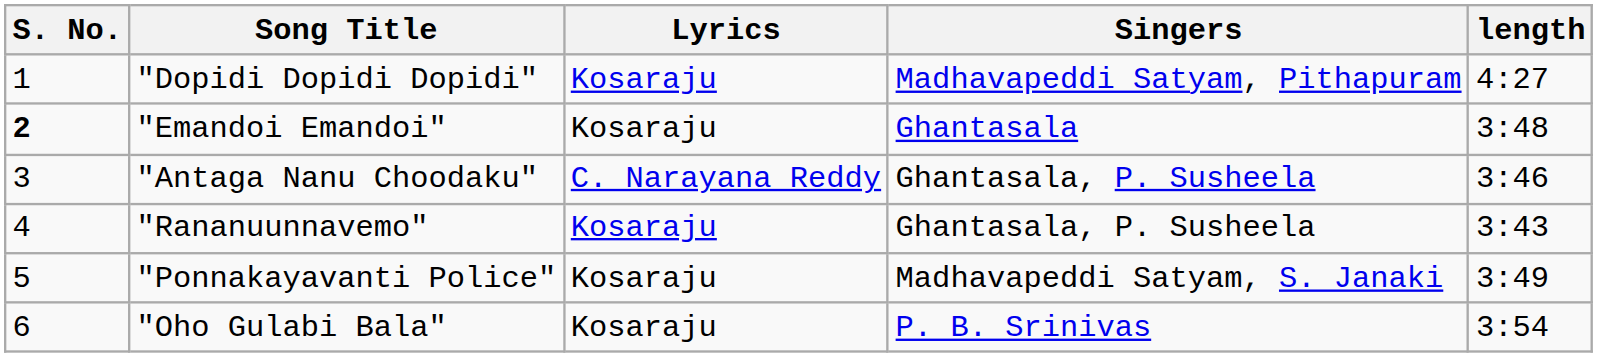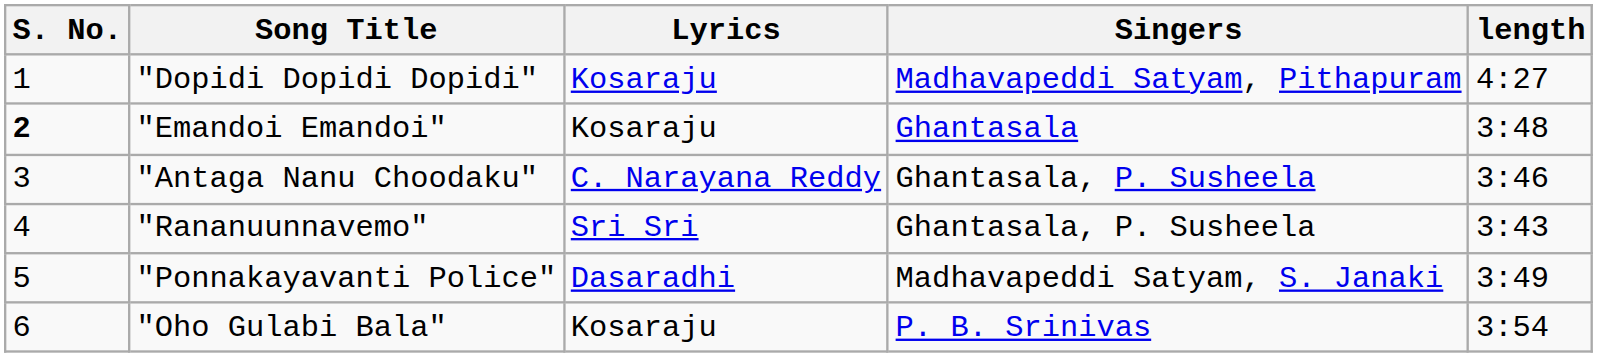(644, 228) Kosaraju -> (635, 228) Sri Sri
(644, 278) Kosaraju -> (653, 278) Dasaradhi
